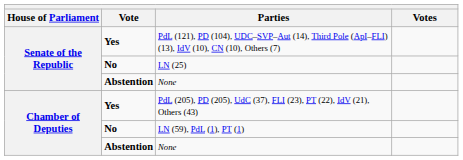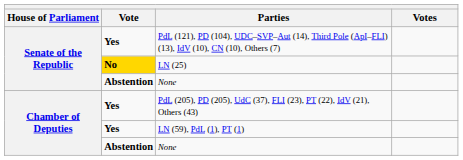(111, 64) no background -> (111, 64) gold background
(111, 128) No -> (112, 128) Yes
